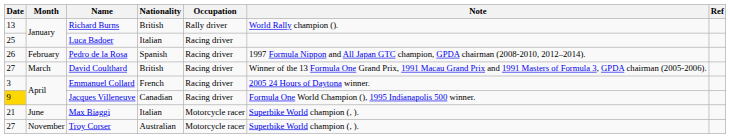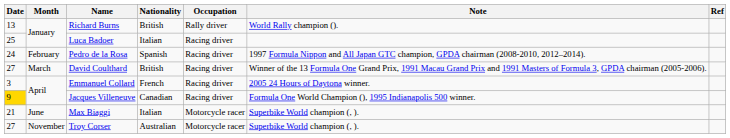(11, 54) 26 -> (11, 54) 24
